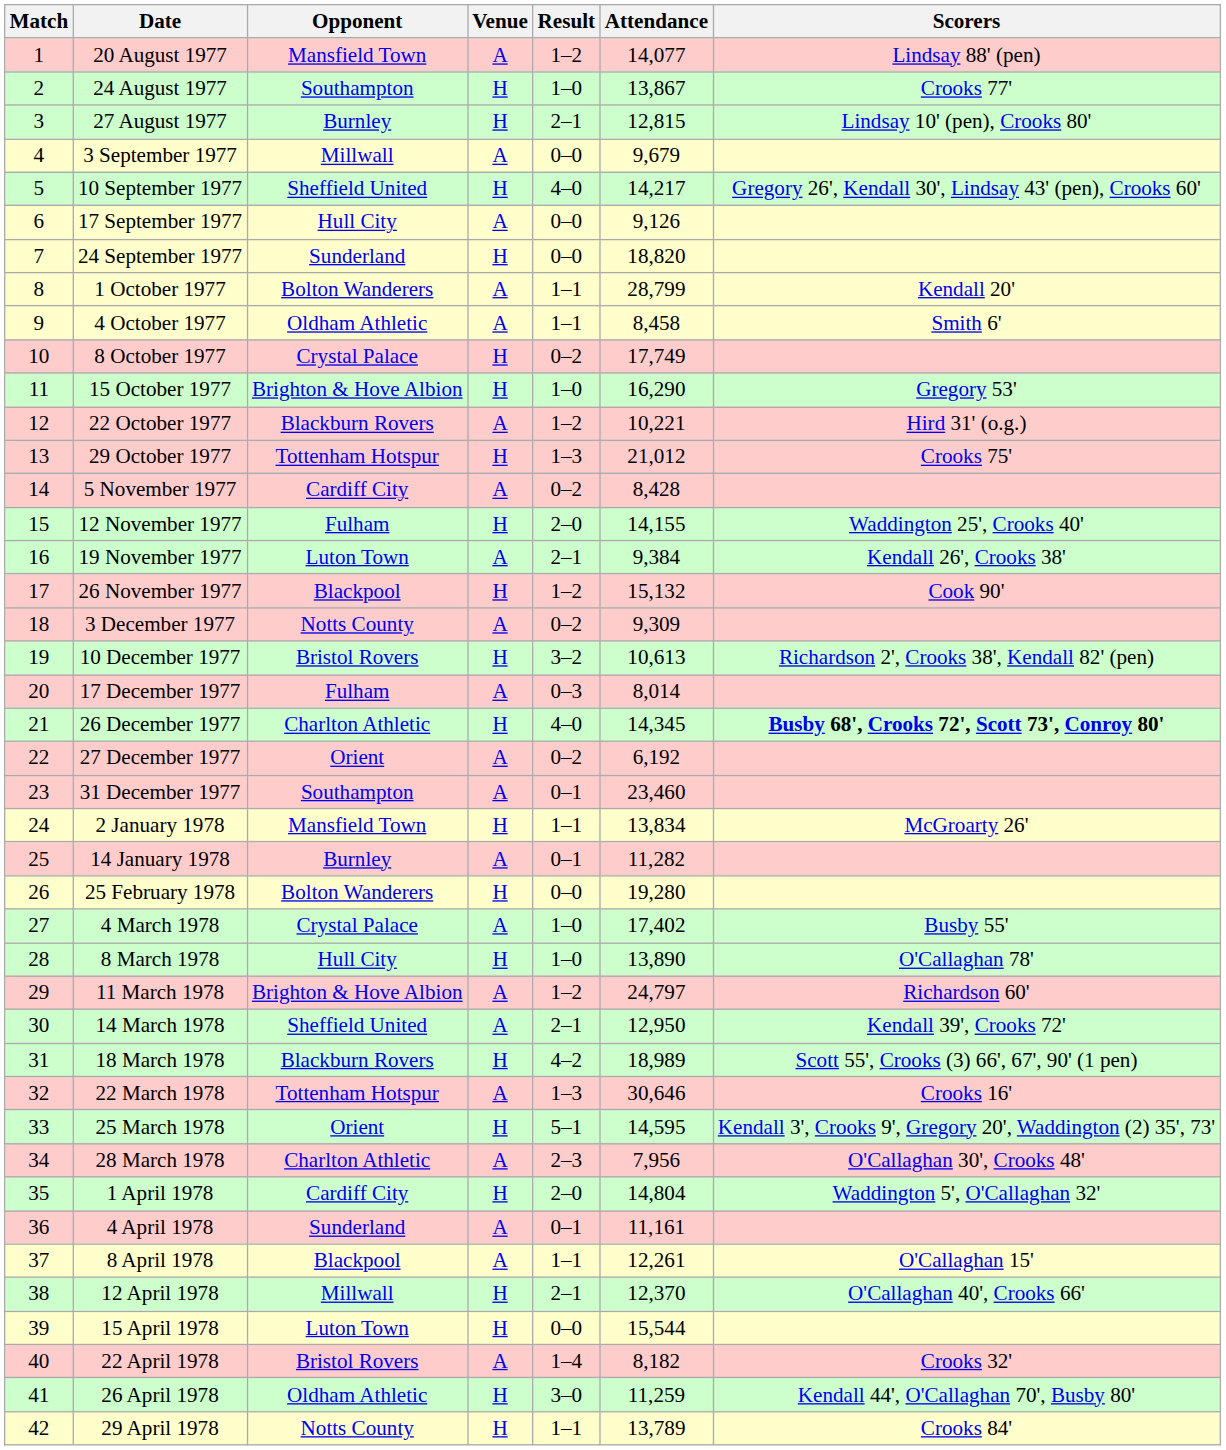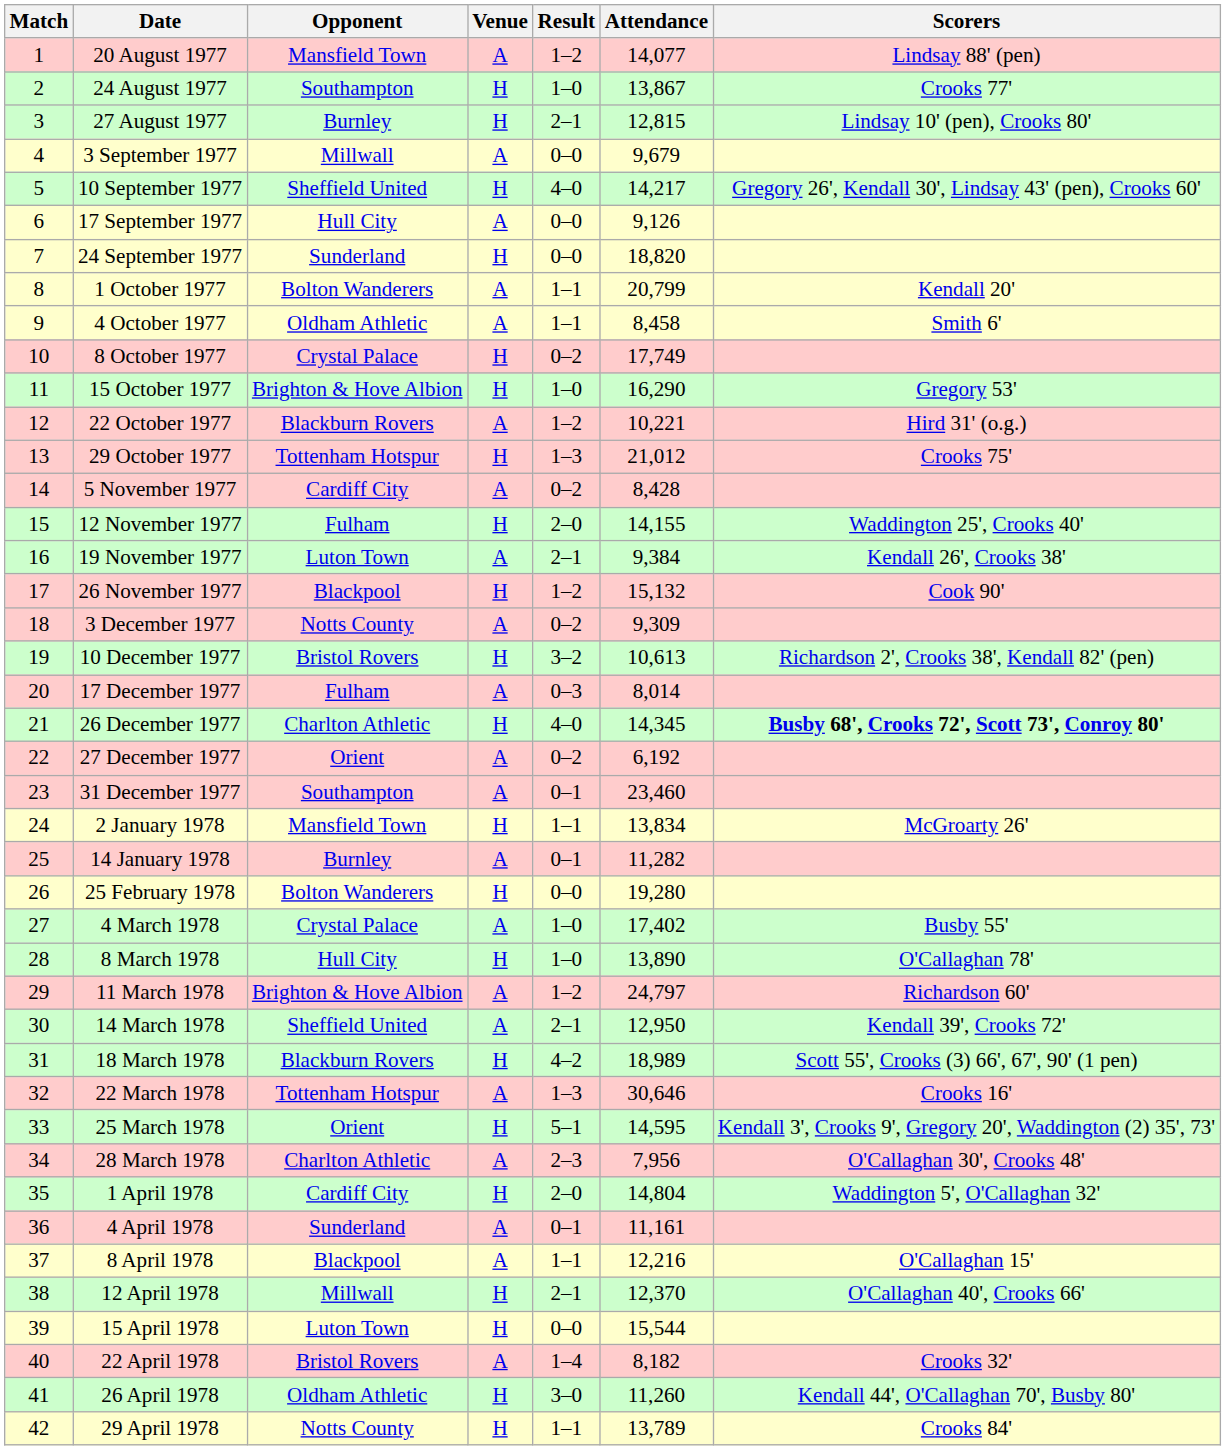(656, 289) 28,799 -> (656, 289) 20,799
(656, 1260) 12,261 -> (656, 1260) 12,216
(656, 1394) 11,259 -> (656, 1394) 11,260
